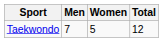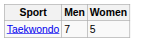- column: (144, 12)
